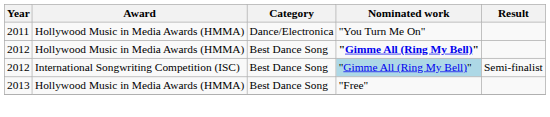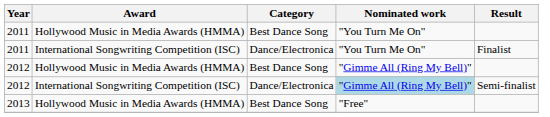(292, 31) Dance/Electronica -> (289, 31) Best Dance Song
+ row: (18, 49)
(409, 49) bold -> (405, 67) normal
(289, 67) Best Dance Song -> (292, 85) Dance/Electronica
